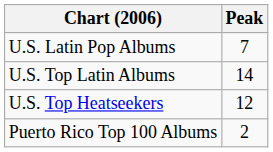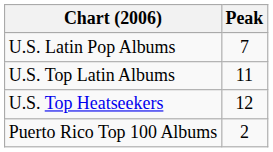(244, 75) 14 -> (244, 75) 11
